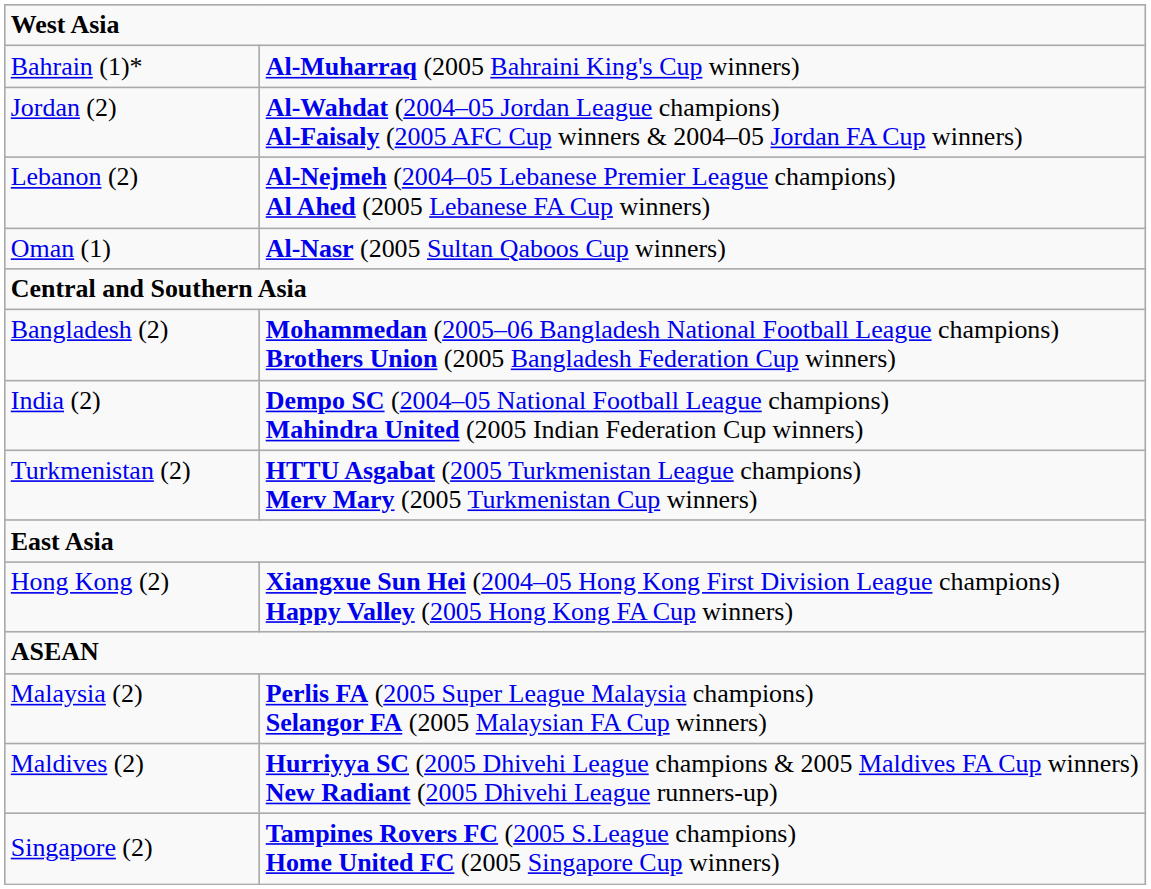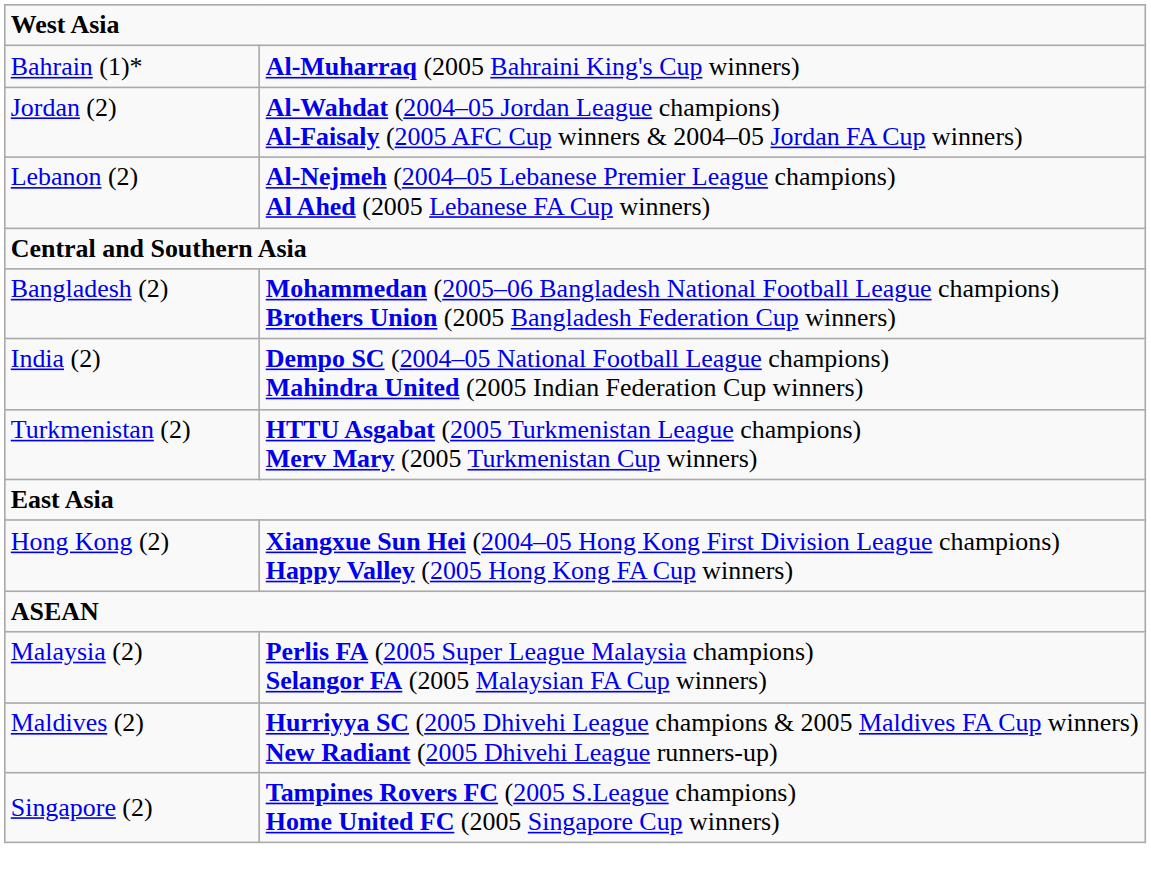- row: (61, 247)
